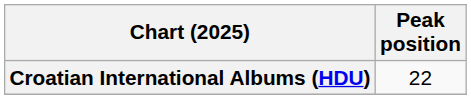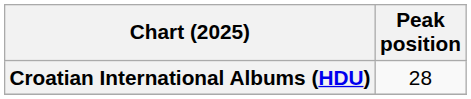(420, 77) 22 -> (420, 77) 28
